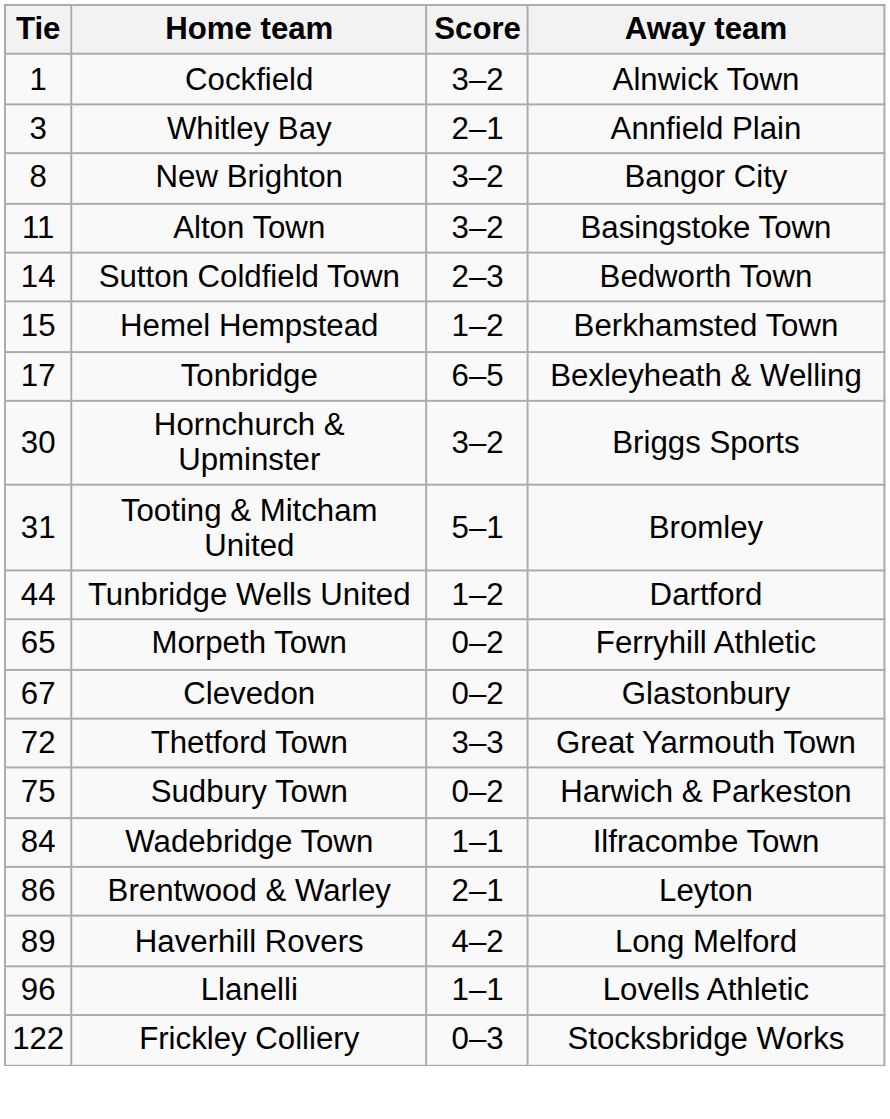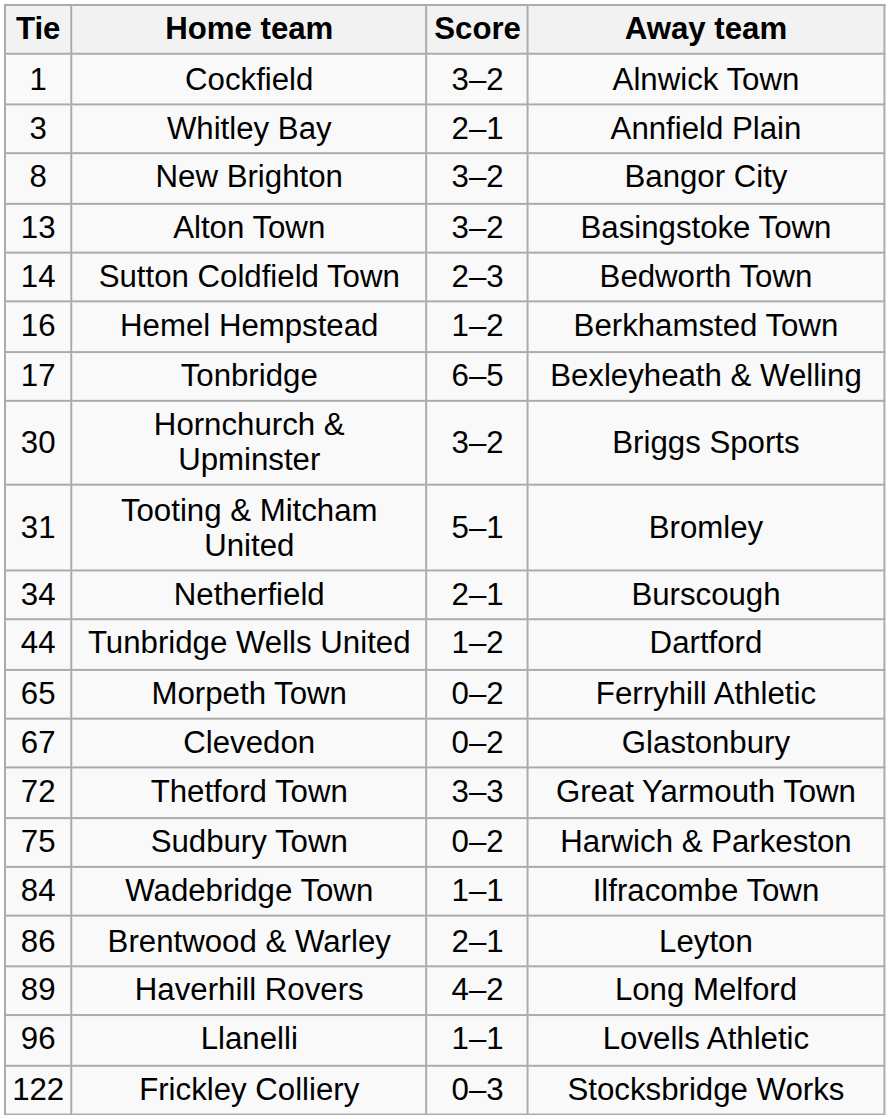(38, 227) 11 -> (38, 227) 13
(38, 326) 15 -> (38, 326) 16
+ row: (249, 594)
